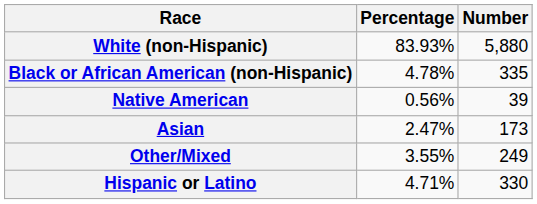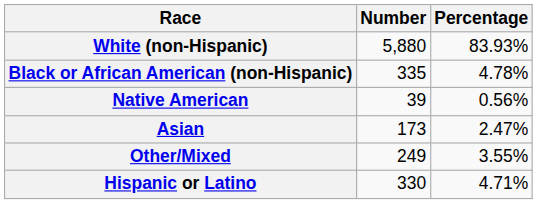columns swapped: (495, 18) <-> (407, 18)
